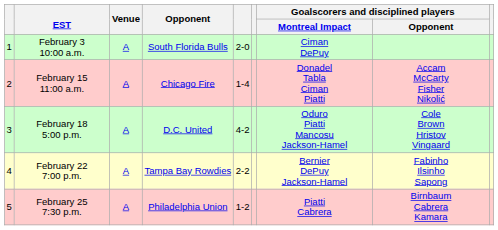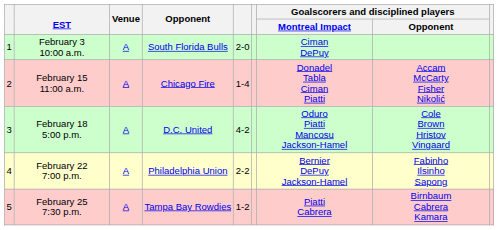(188, 170) Tampa Bay Rowdies -> (188, 170) Philadelphia Union
(188, 206) Philadelphia Union -> (188, 206) Tampa Bay Rowdies
